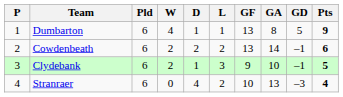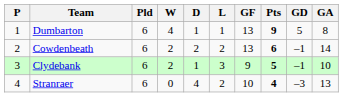columns swapped: (274, 13) <-> (325, 13)
